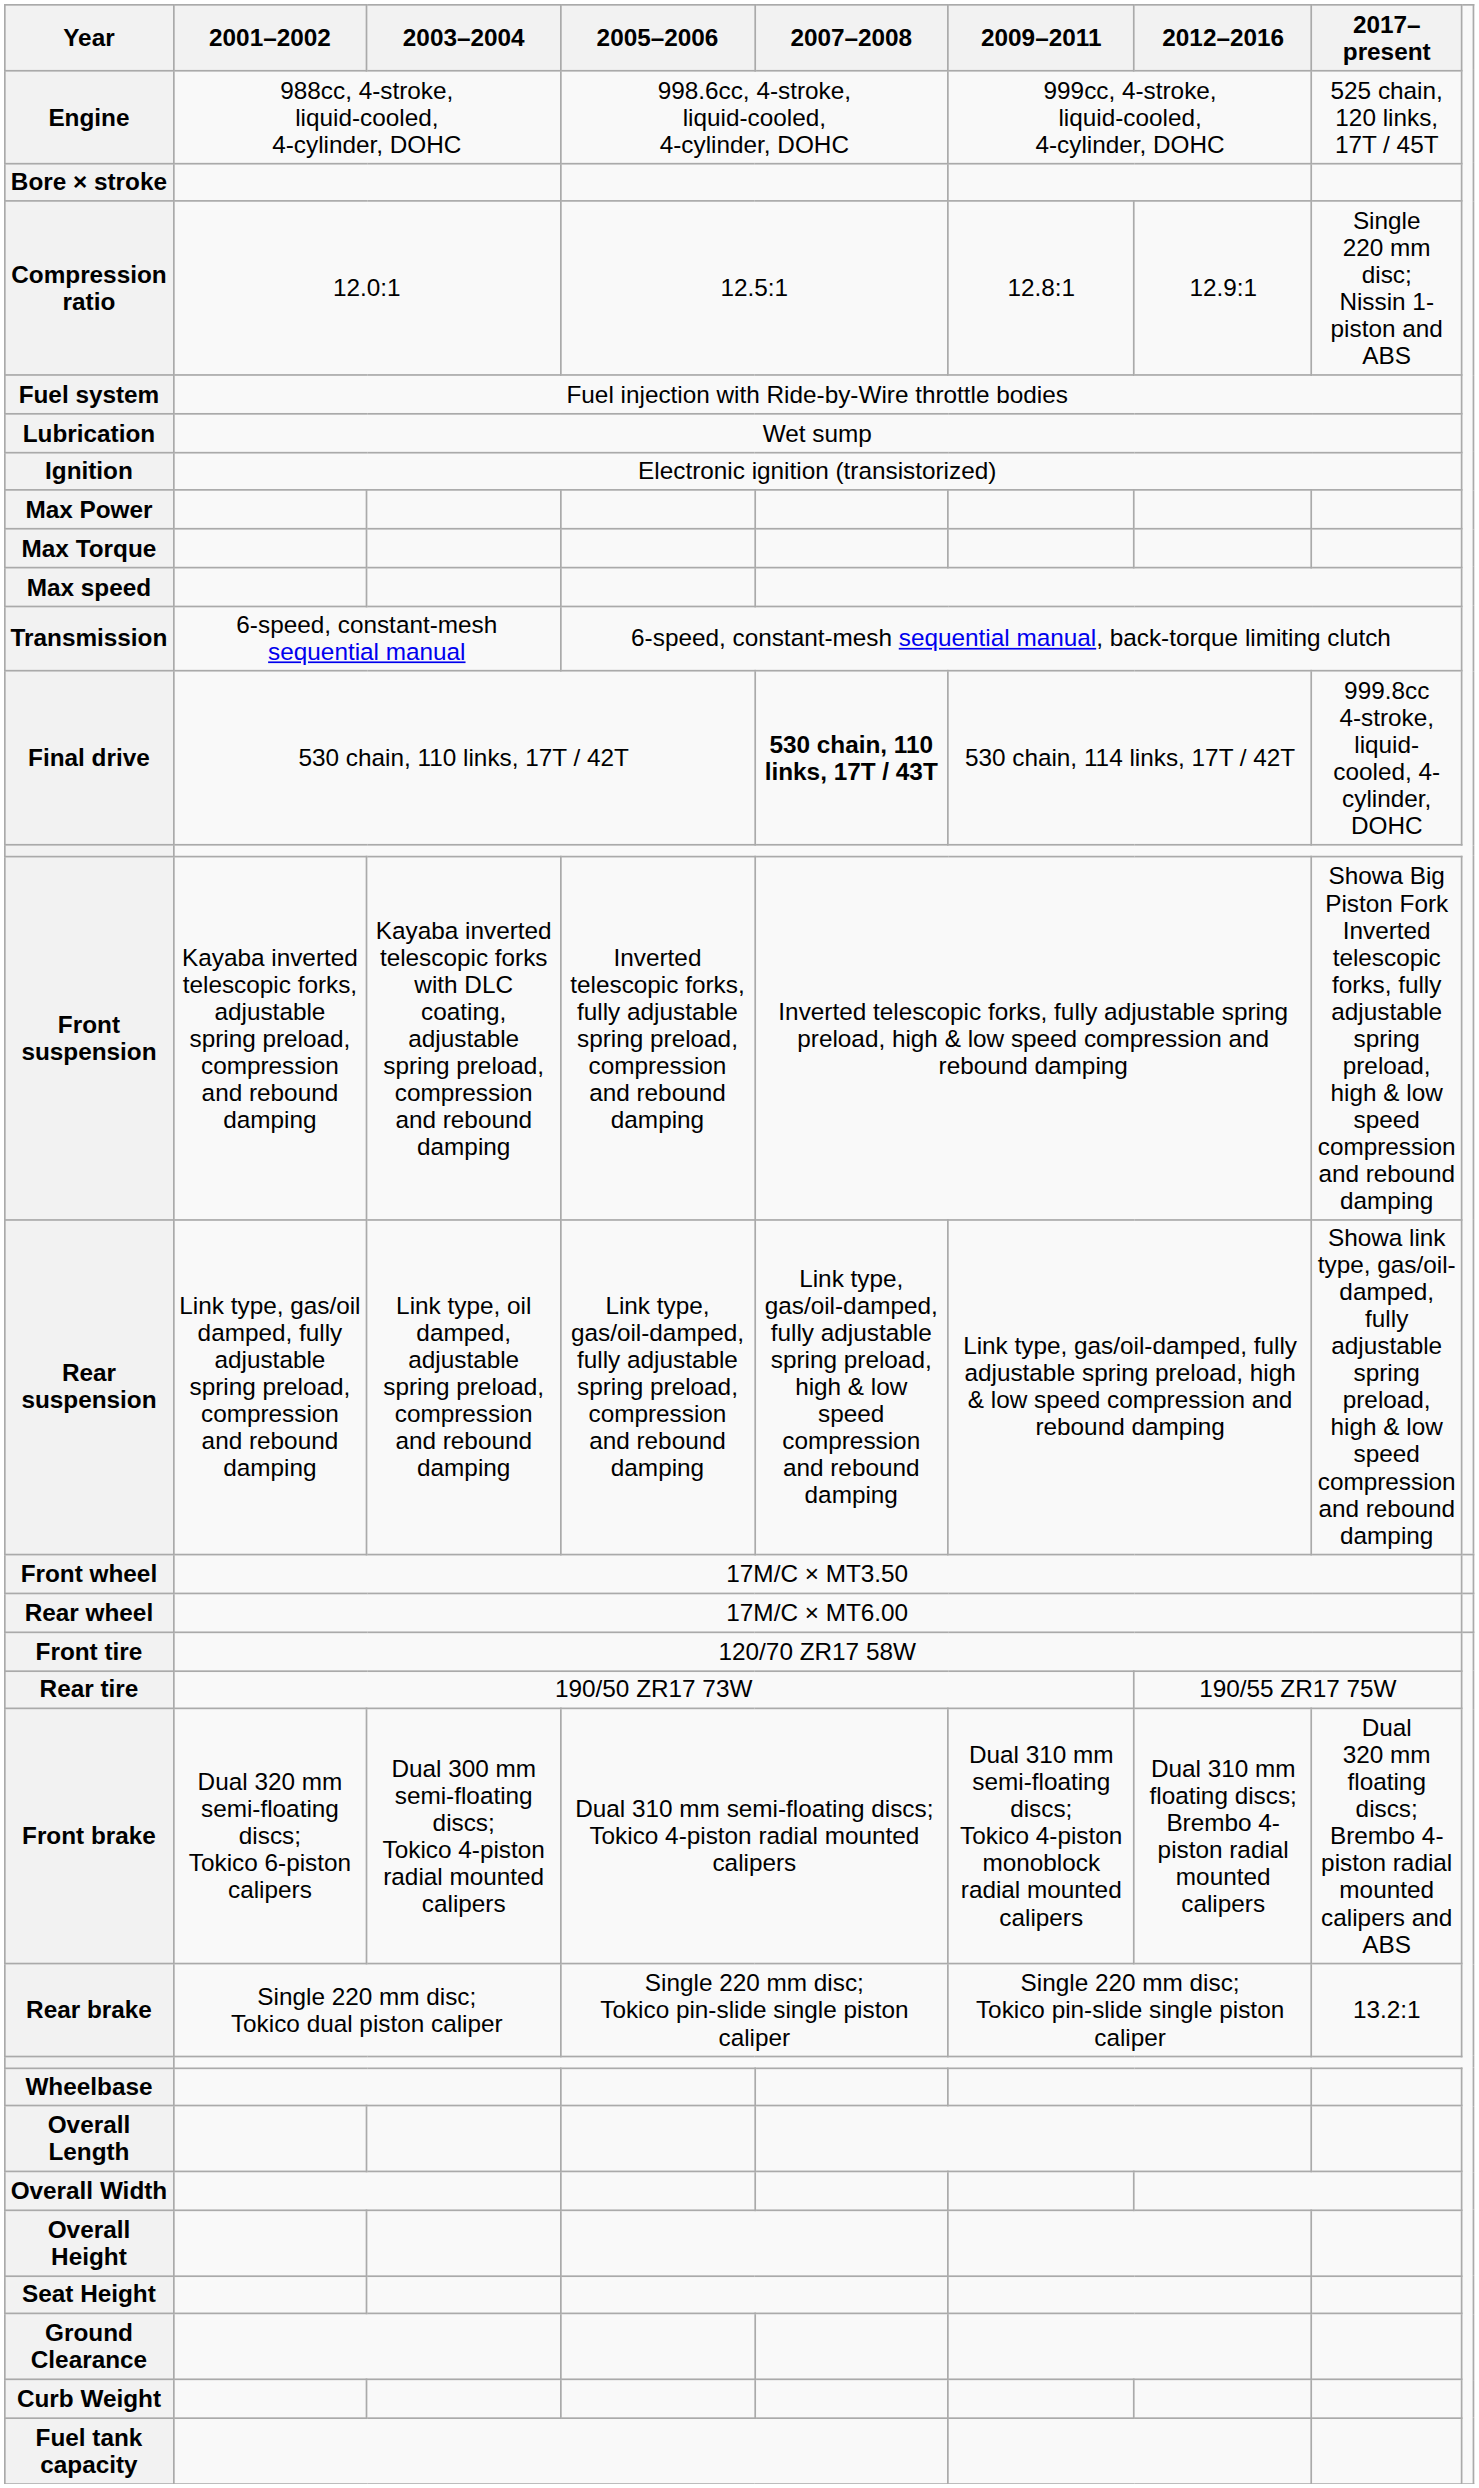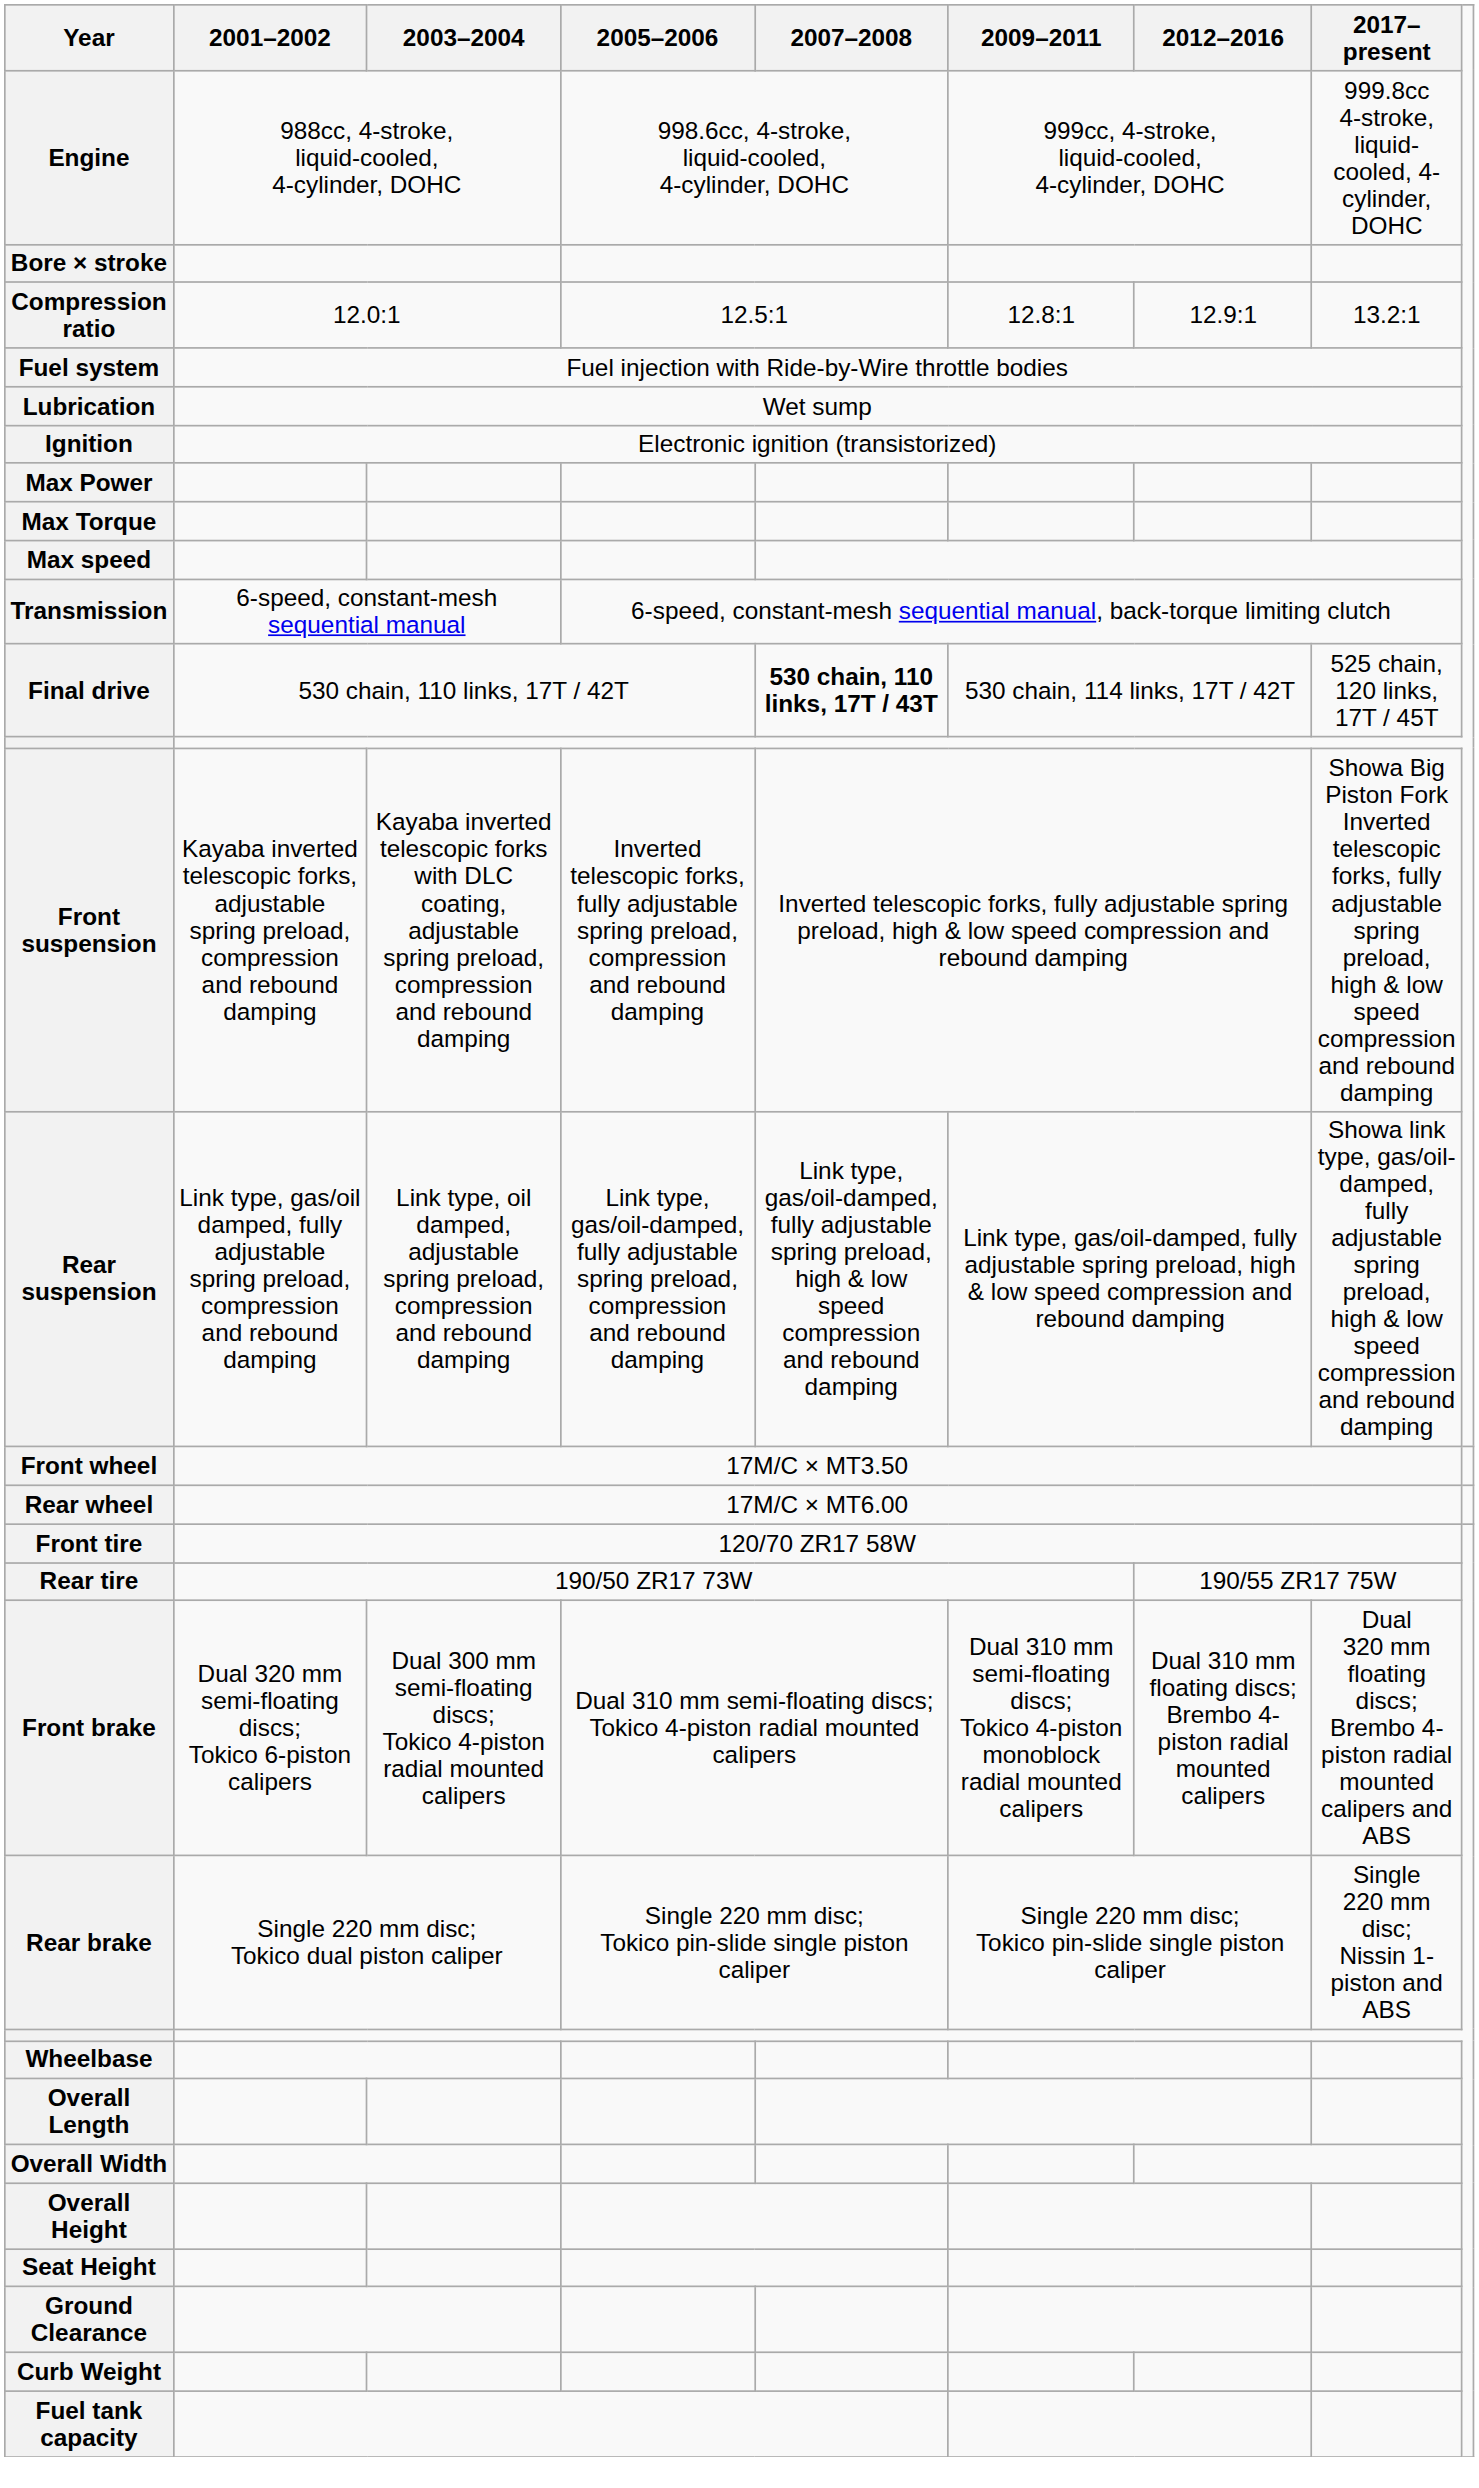(1387, 117) 525 chain, 120 links, 17T / 45T -> (1387, 158) 999.8cc 4-stroke, liquid-cooled, 4-cylinder, DOHC
(1387, 289) Single 220 mm disc; Nissin 1-piston and ABS -> (1387, 316) 13.2:1
(1387, 758) 999.8cc 4-stroke, liquid-cooled, 4-cylinder, DOHC -> (1387, 691) 525 chain, 120 links, 17T / 45T
(1387, 2010) 13.2:1 -> (1387, 1943) Single 220 mm disc; Nissin 1-piston and ABS
